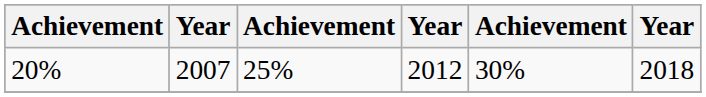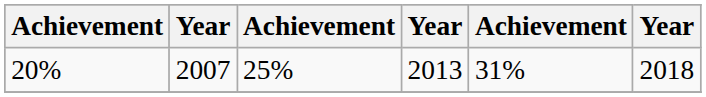(435, 69) 2012 -> (435, 69) 2013
(500, 69) 30% -> (500, 69) 31%
